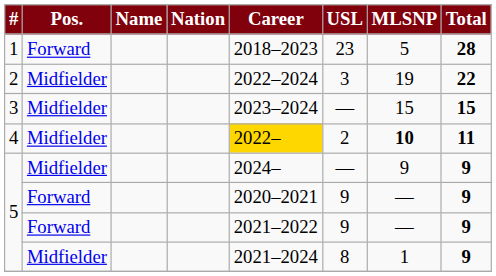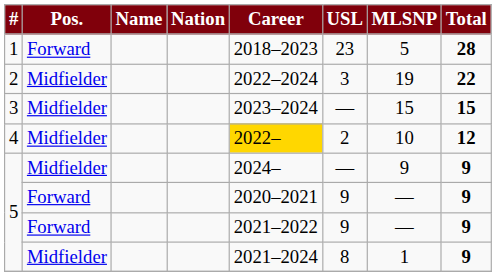(404, 138) bold -> (404, 138) normal
(466, 138) 11 -> (466, 138) 12
